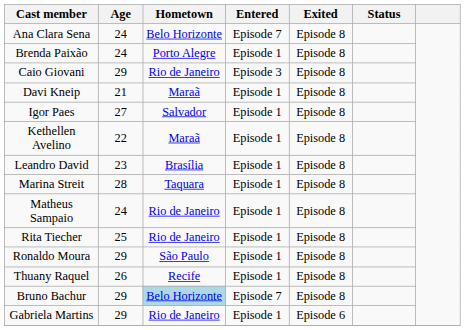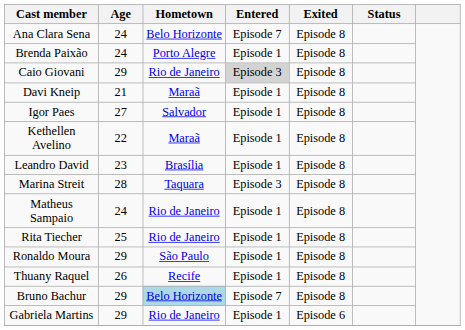(257, 72) no background -> (257, 72) lightgrey background
(257, 184) Episode 1 -> (257, 184) Episode 3
